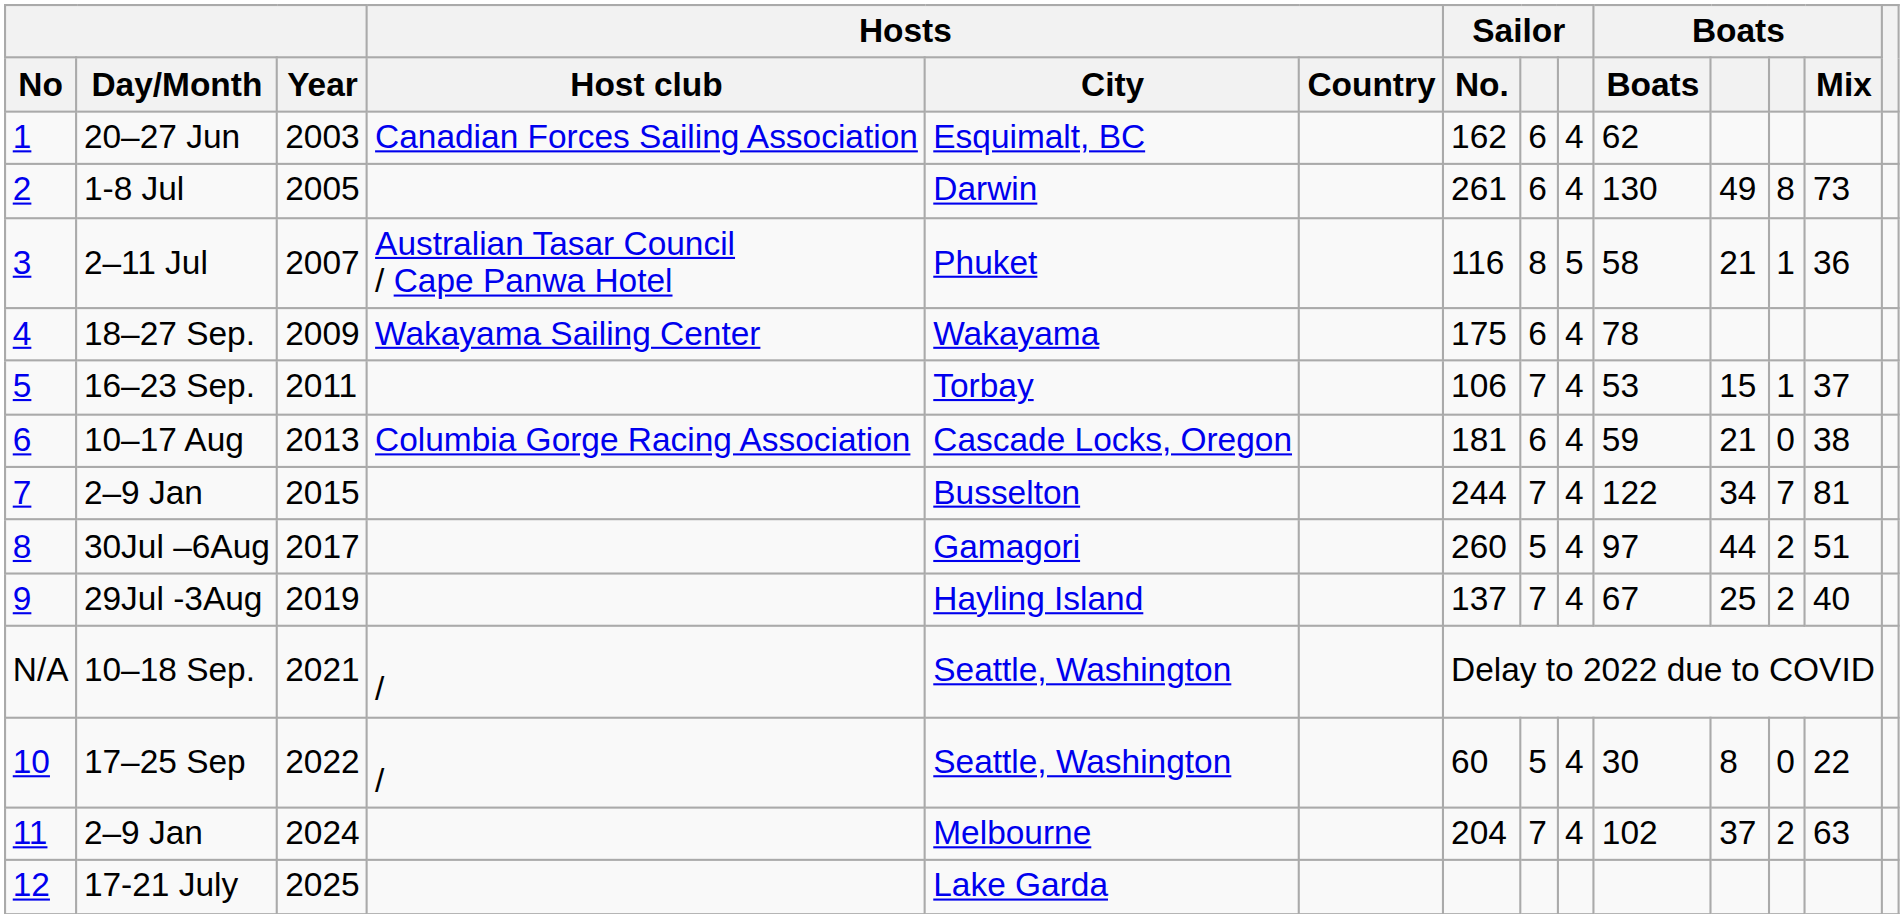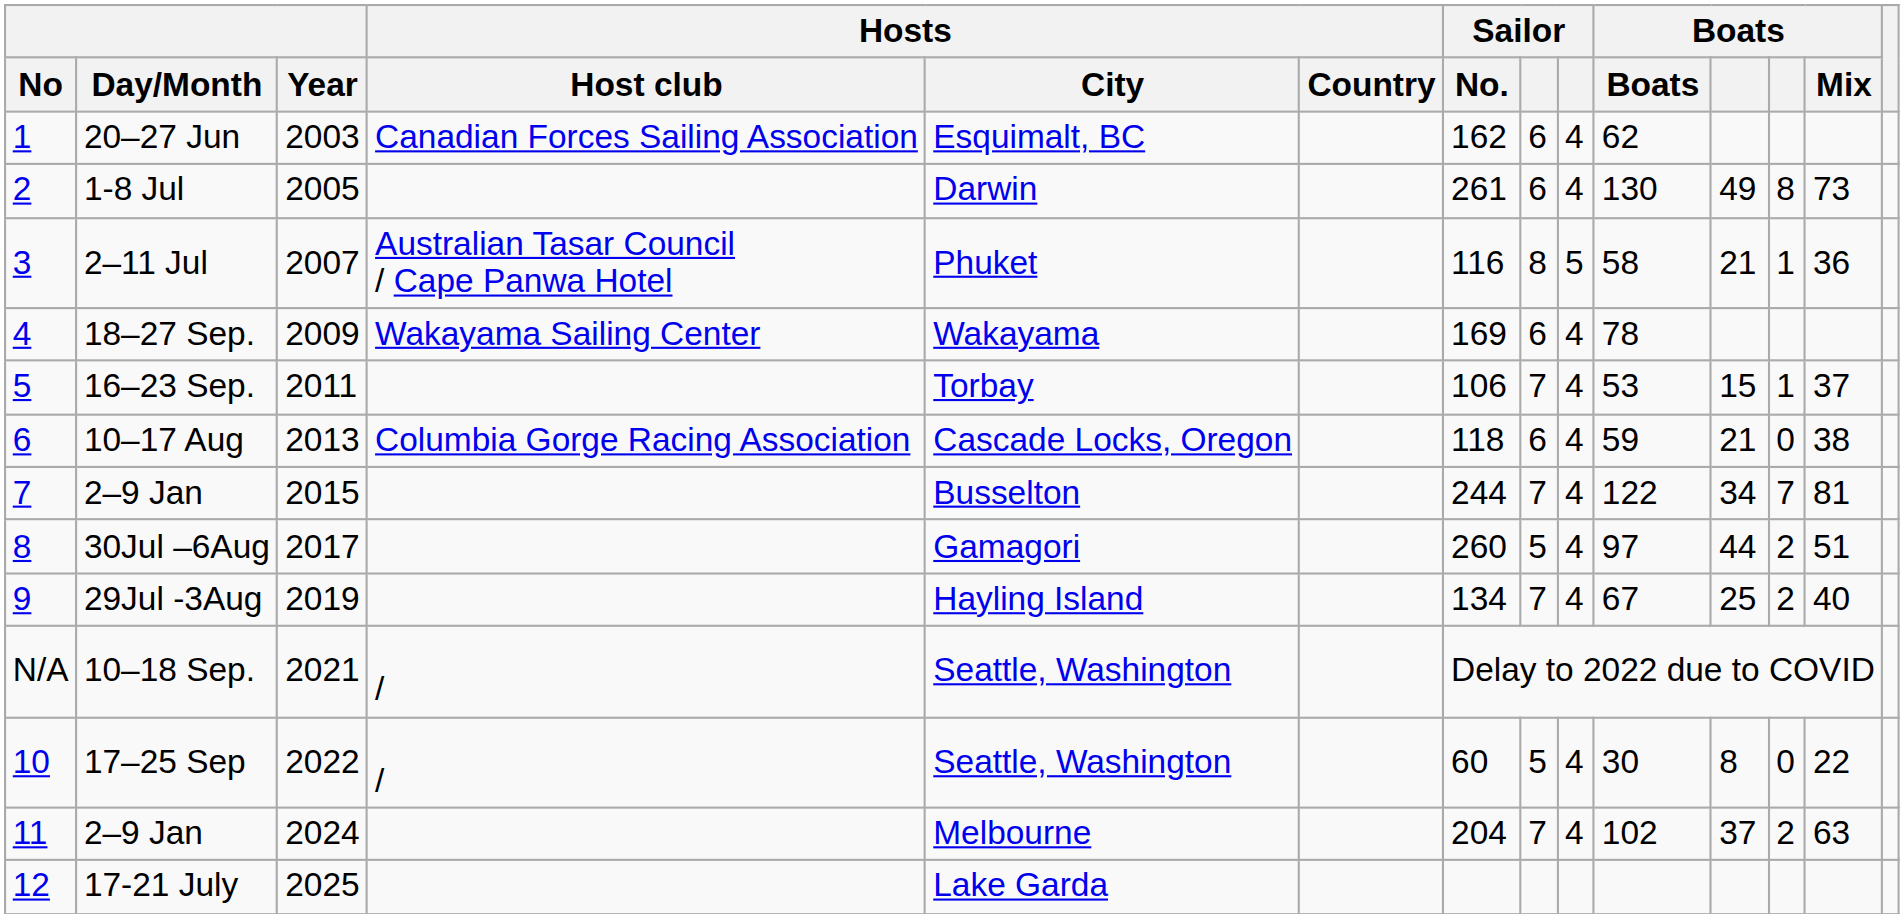(1479, 333) 175 -> (1479, 333) 169
(1479, 439) 181 -> (1478, 439) 118
(1479, 598) 137 -> (1479, 598) 134
